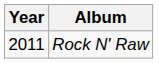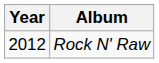(26, 44) 2011 -> (27, 44) 2012
